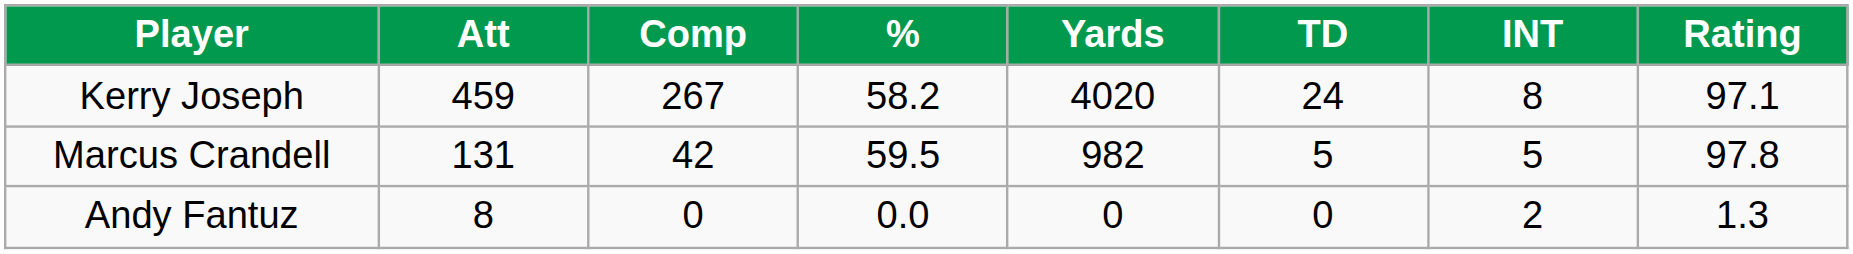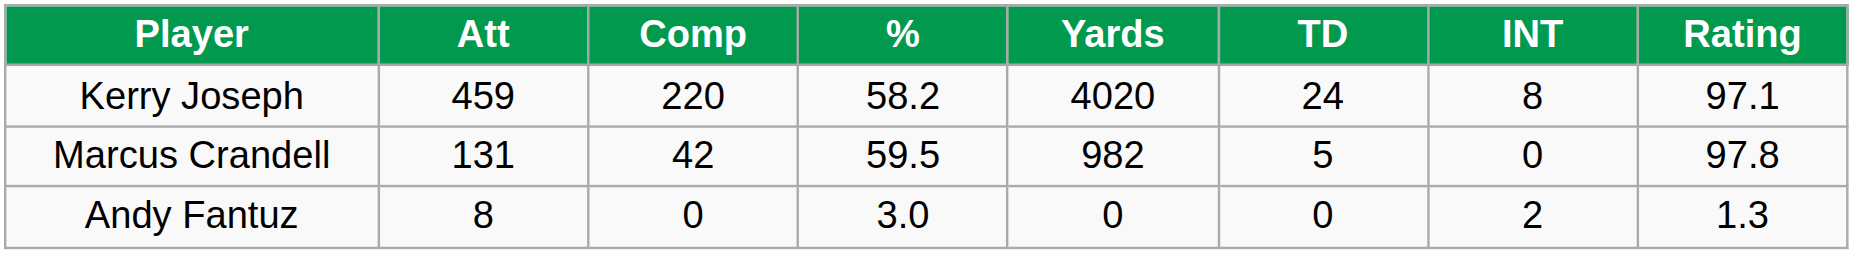(693, 95) 267 -> (693, 95) 220
(1533, 155) 5 -> (1533, 155) 0
(903, 215) 0.0 -> (903, 215) 3.0
